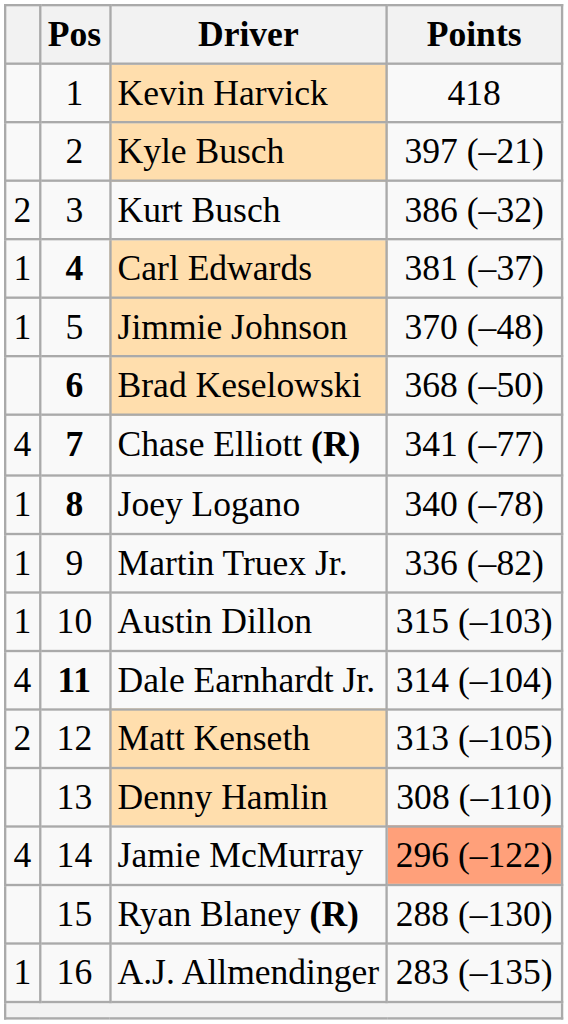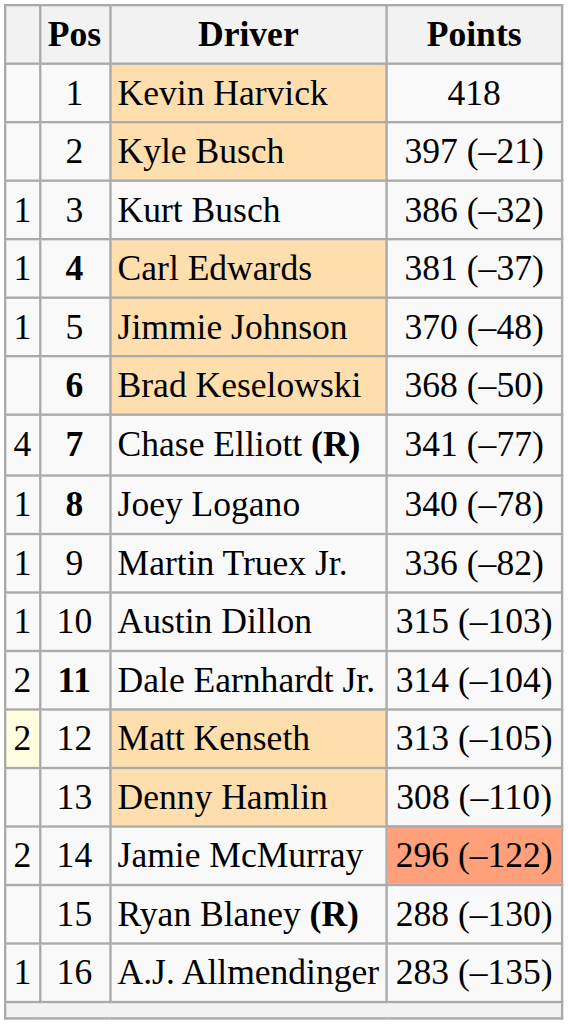(22, 209) 2 -> (22, 209) 1
(22, 679) 4 -> (22, 679) 2
(22, 737) no background -> (22, 737) lightyellow background
(22, 855) 4 -> (22, 855) 2
